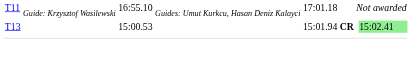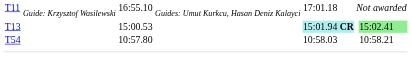(328, 26) no background -> (328, 26) paleturquoise background
+ row: (13, 40)
